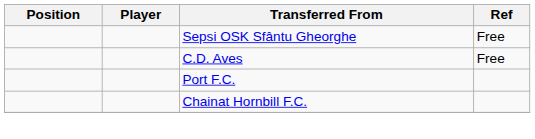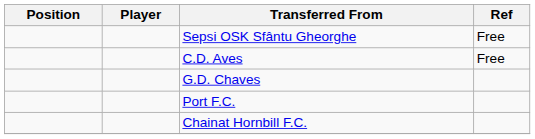+ row: (221, 79)
